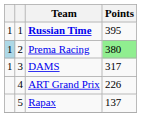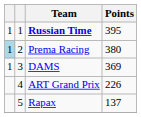(113, 48) lightgreen background -> (113, 48) no background
(113, 66) 317 -> (113, 66) 369
